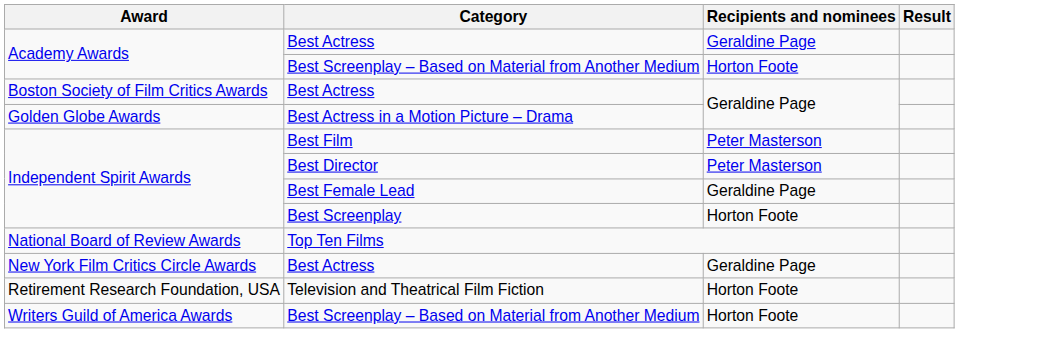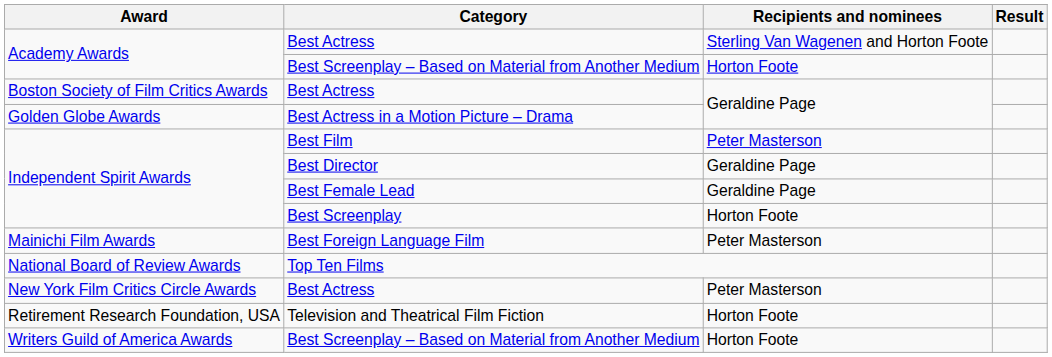(761, 41) Geraldine Page -> (847, 41) Sterling Van Wagenen and Horton Foote
(764, 166) Peter Masterson -> (761, 166) Geraldine Page
+ row: (82, 240)
(761, 265) Geraldine Page -> (764, 290) Peter Masterson
